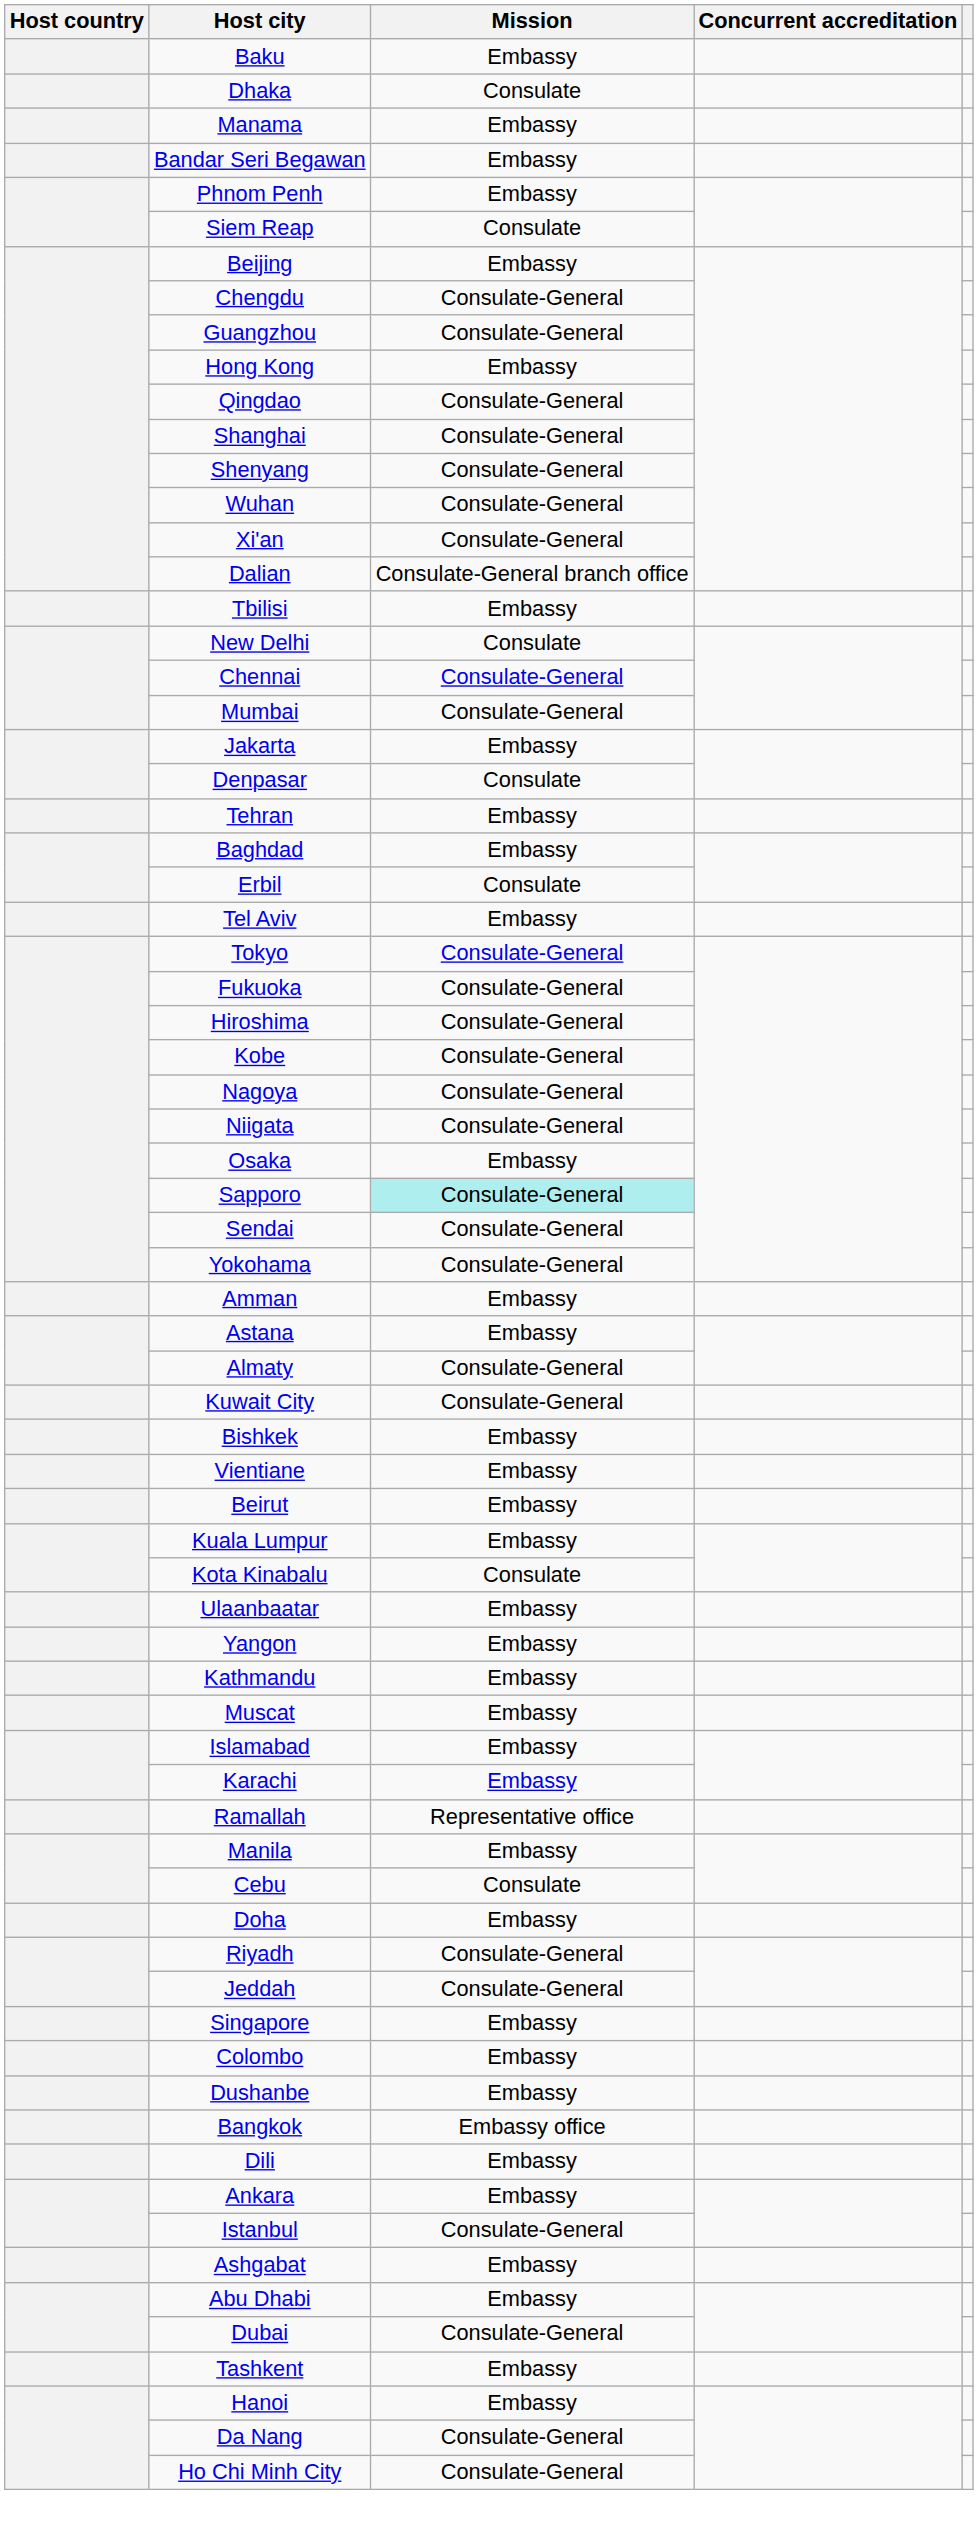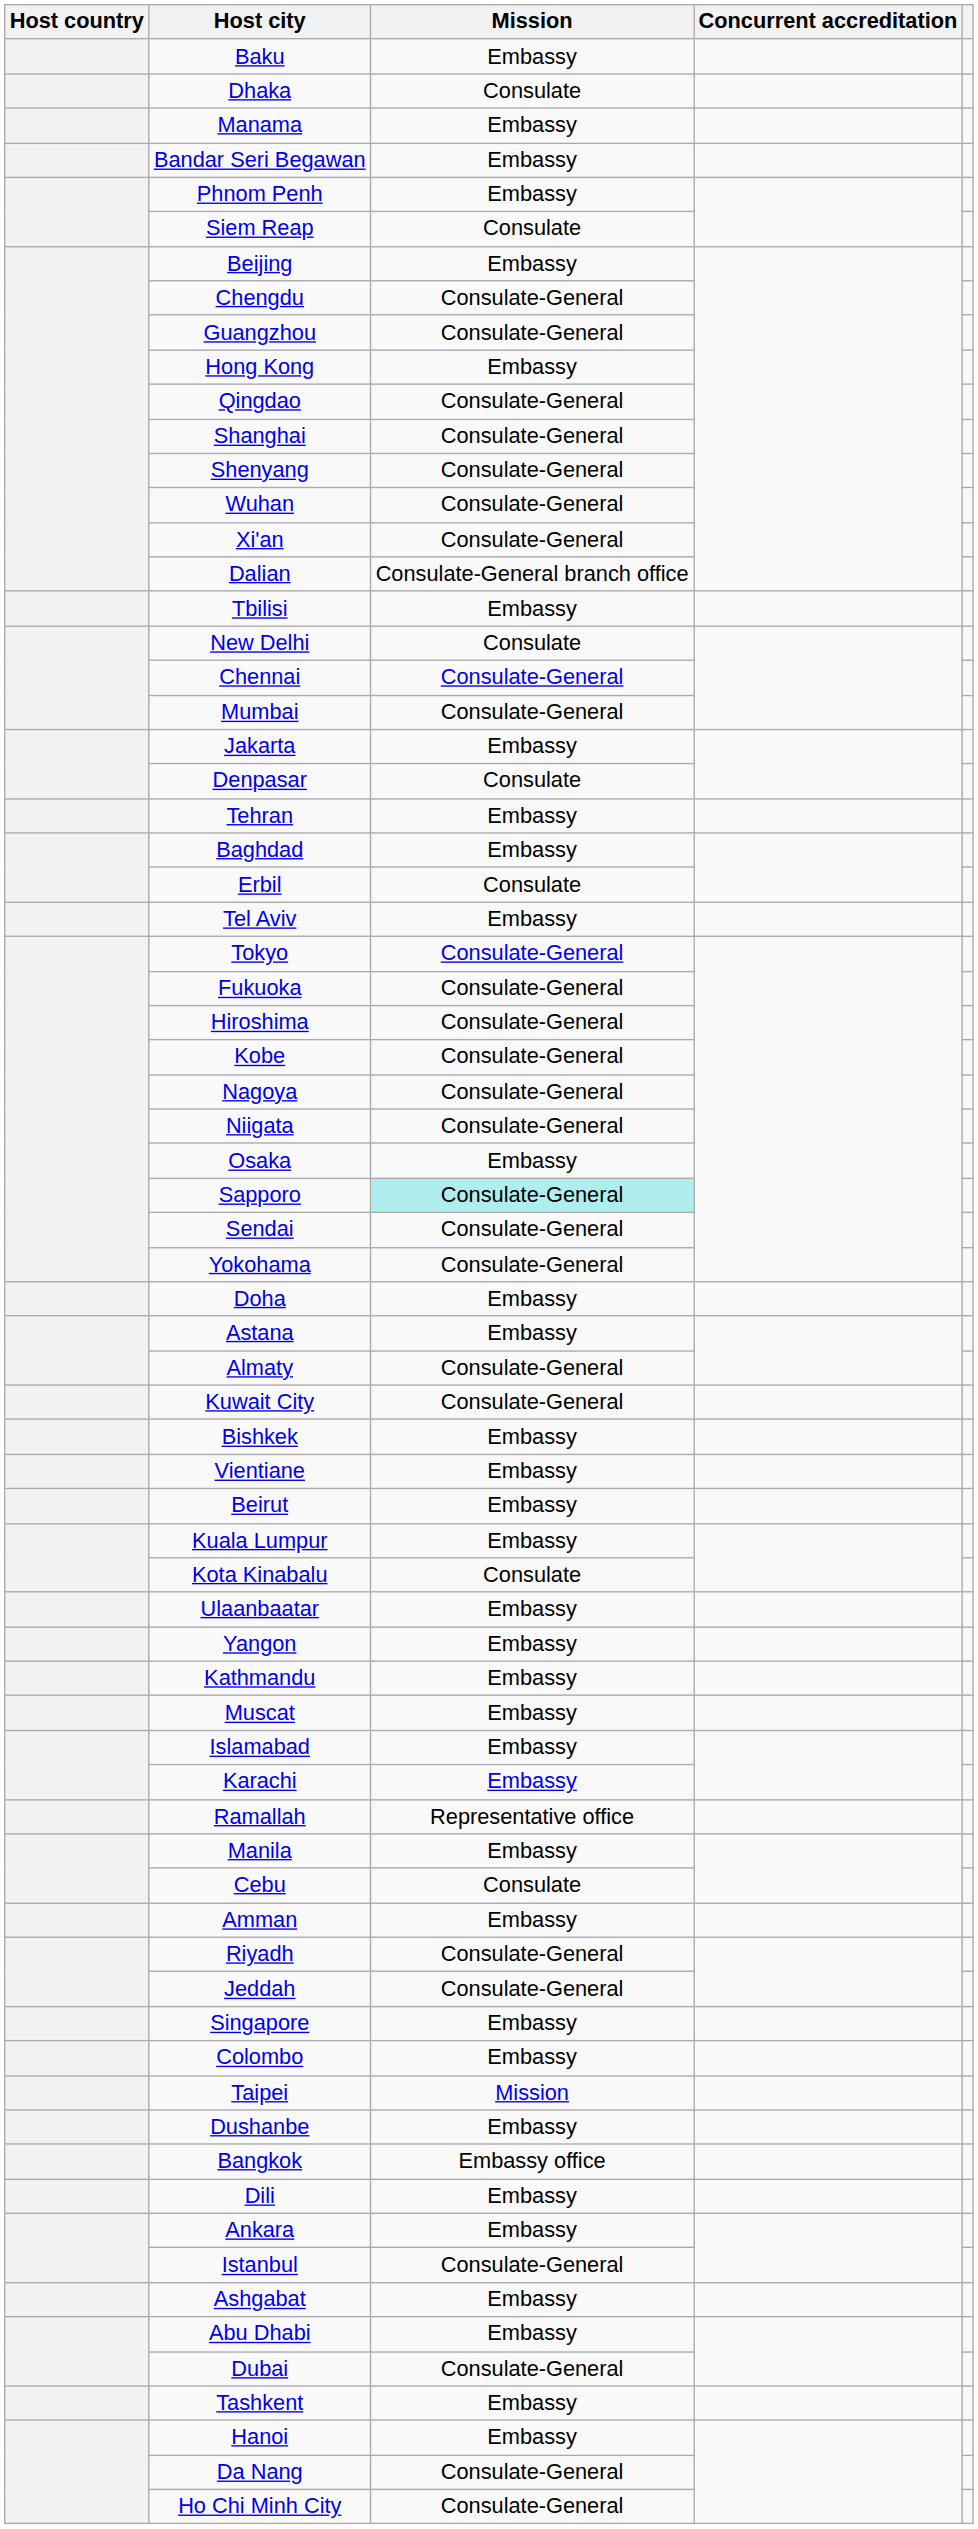rows swapped: (260, 1298) <-> (260, 1919)
+ row: (260, 2092)
